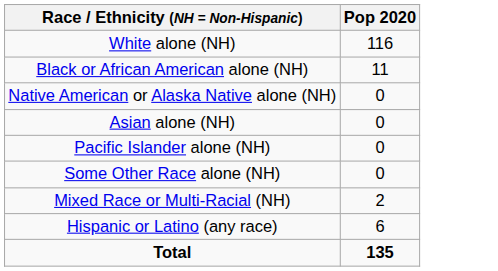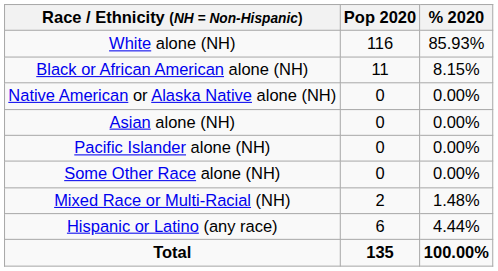+ column: (456, 17)
